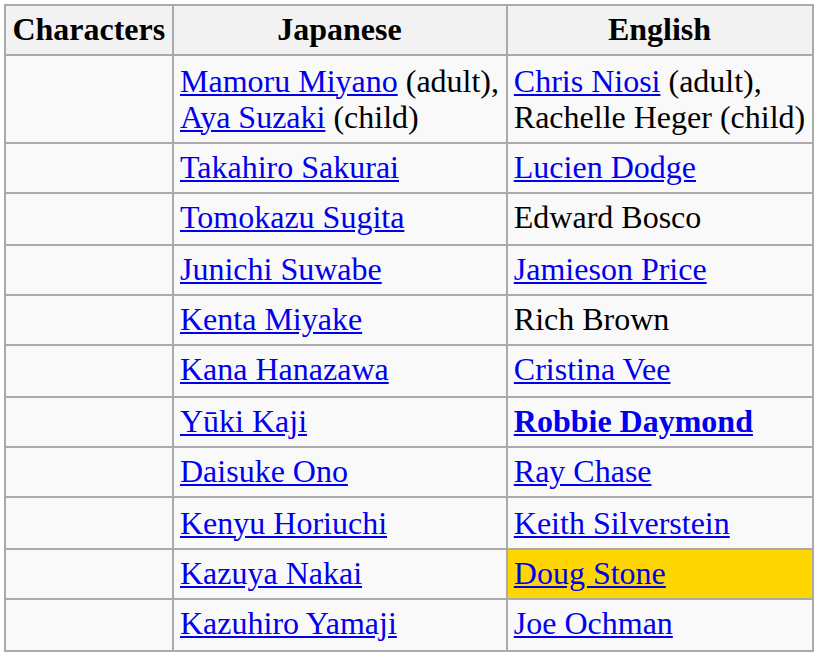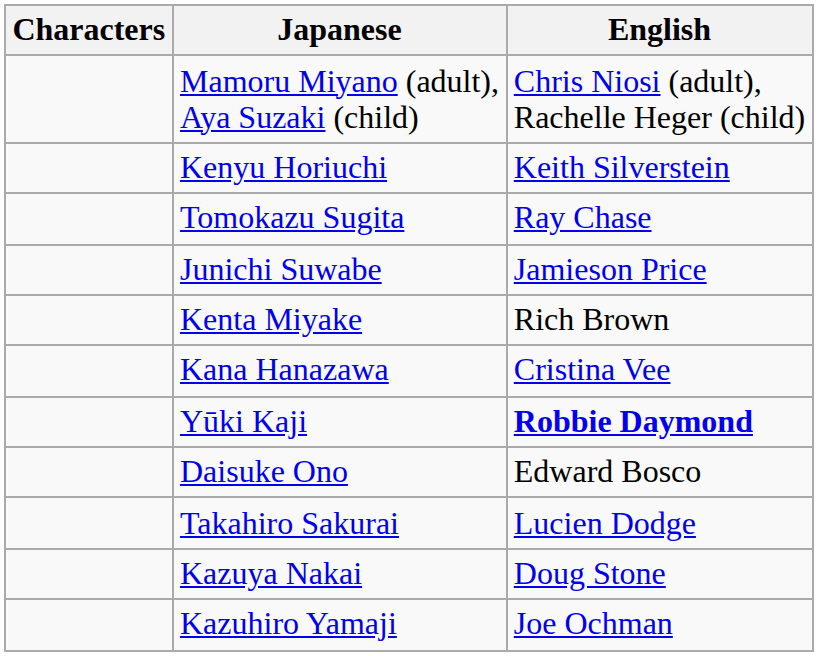rows swapped: (289, 167) <-> (284, 522)
(608, 218) Edward Bosco -> (583, 218) Ray Chase
(583, 471) Ray Chase -> (608, 471) Edward Bosco
(590, 573) gold background -> (590, 573) no background
